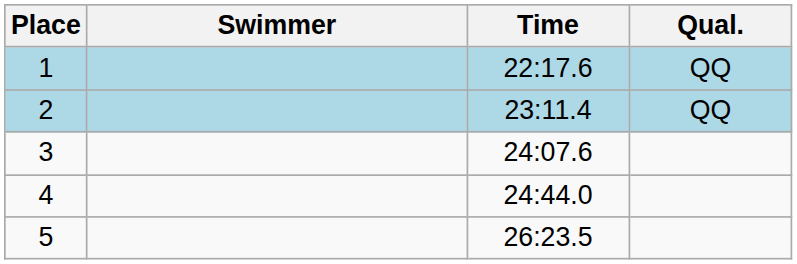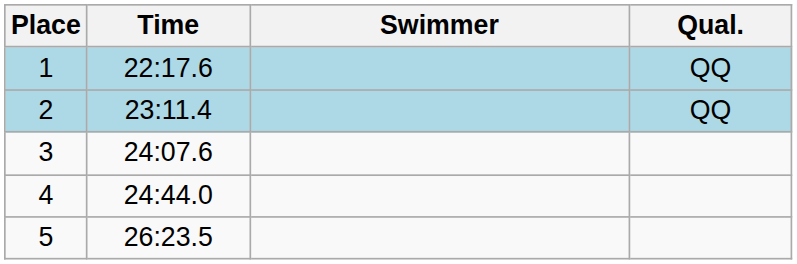columns swapped: (277, 25) <-> (548, 25)
